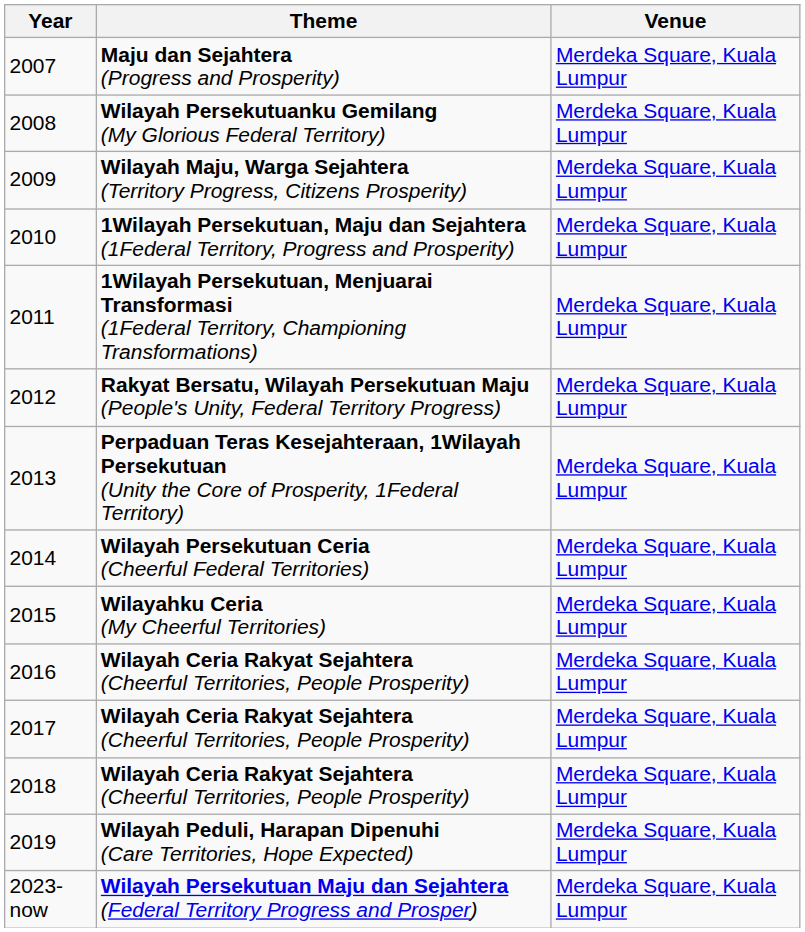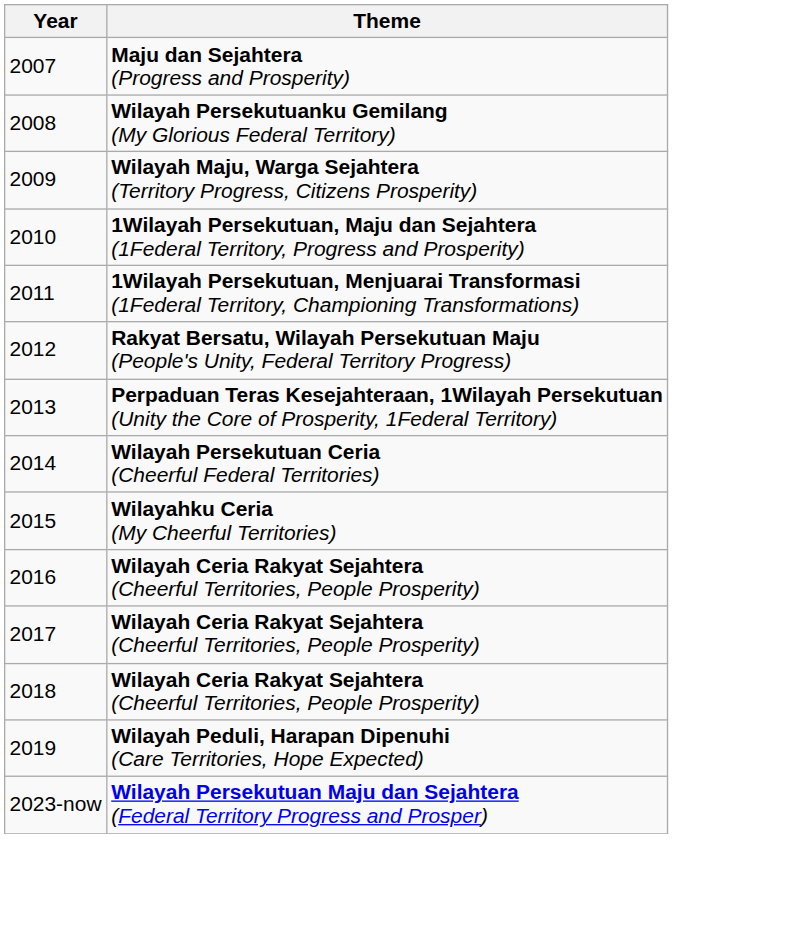- column: (675, 21)
